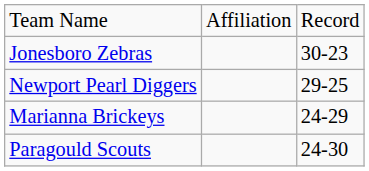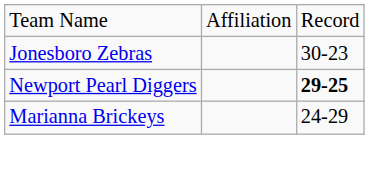(325, 85) normal -> (325, 85) bold
- row: (80, 149)
